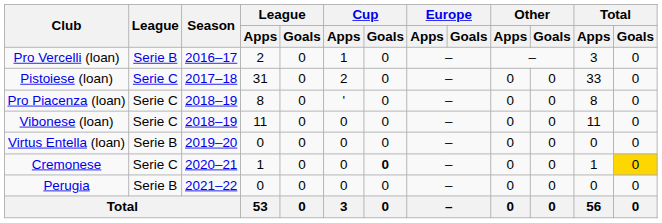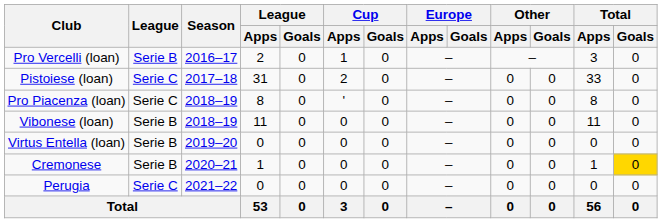(155, 121) Serie C -> (155, 121) Serie B
(155, 164) Serie C -> (155, 164) Serie B
(385, 164) bold -> (385, 164) normal
(155, 185) Serie B -> (155, 185) Serie C
